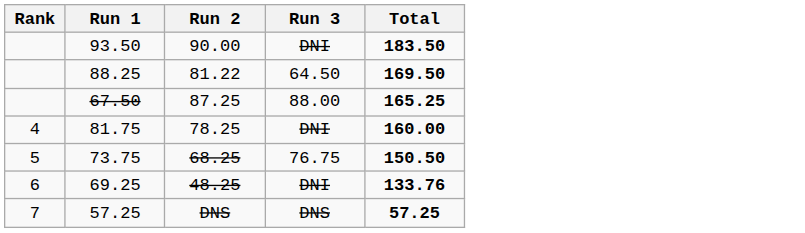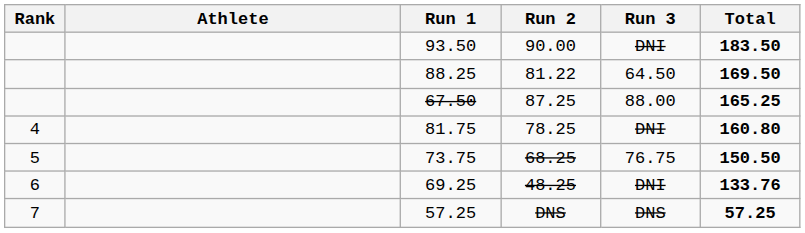+ column: (233, 19)
(414, 130) 160.00 -> (750, 130) 160.80
